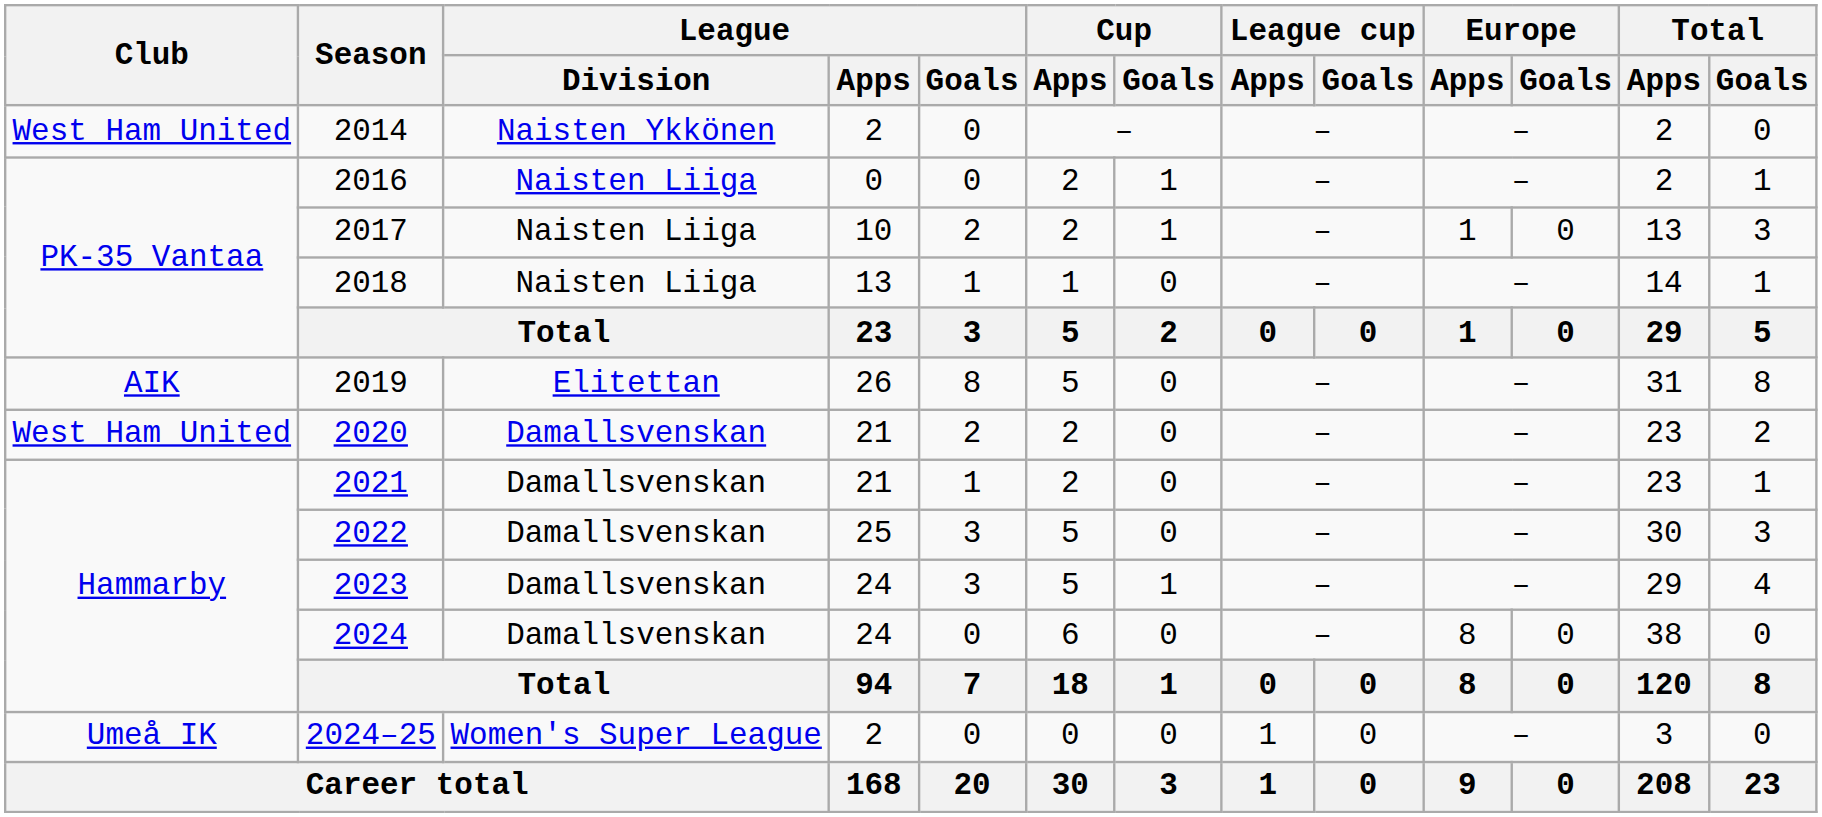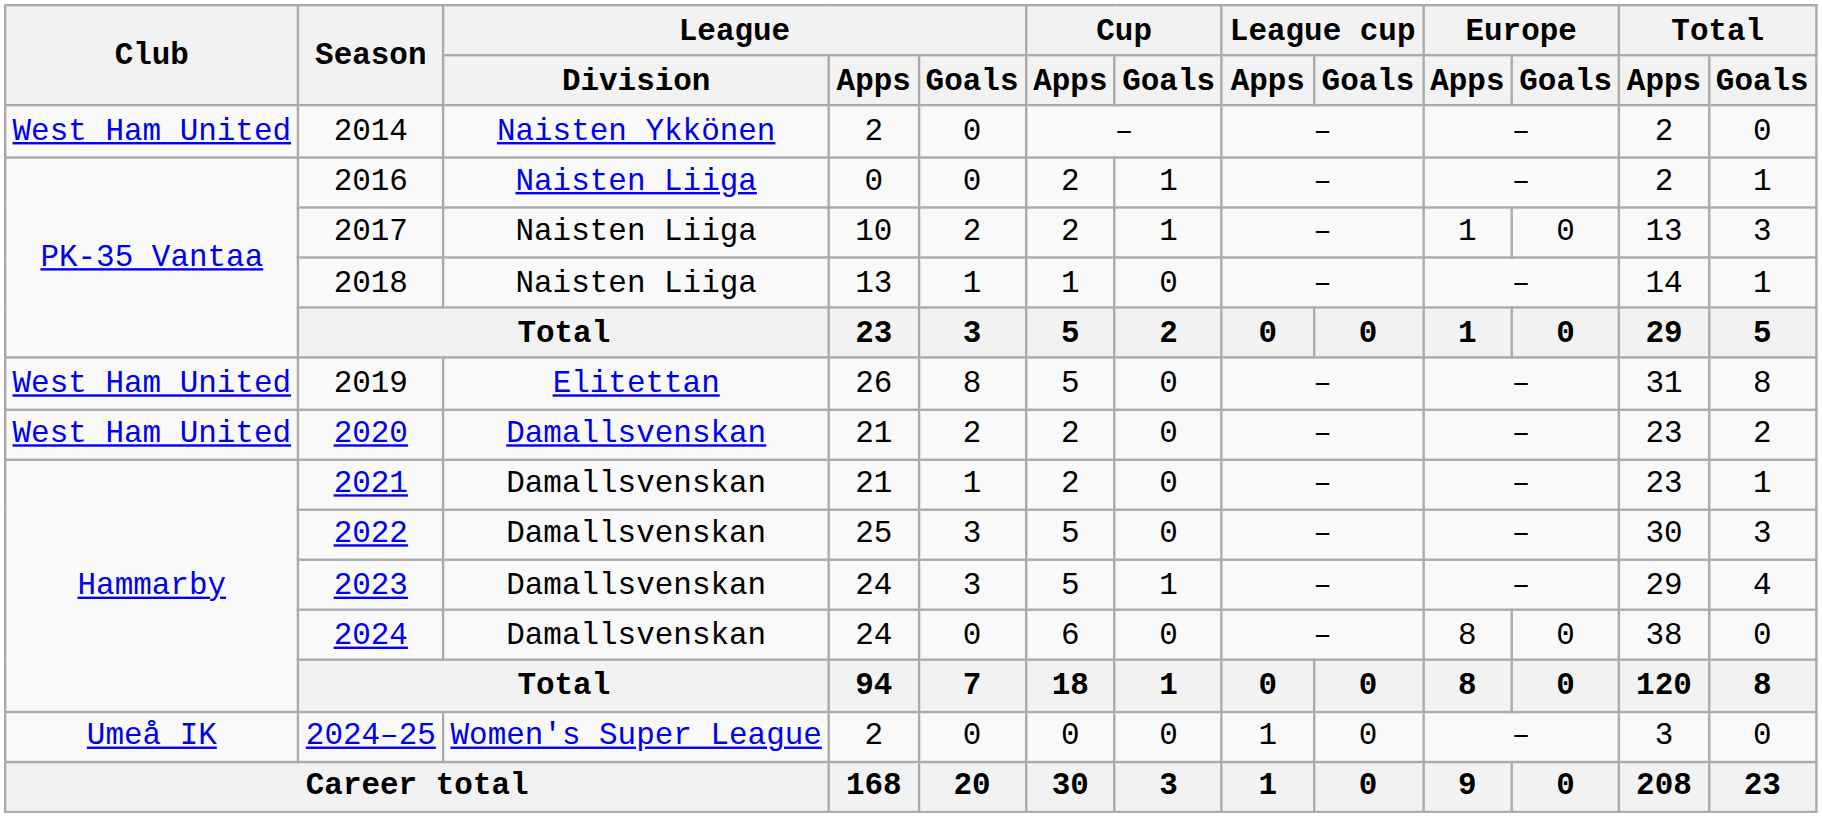(152, 383) AIK -> (152, 383) West Ham United
